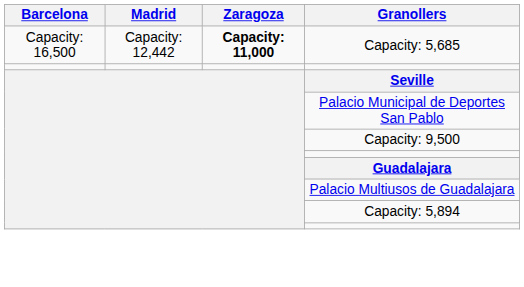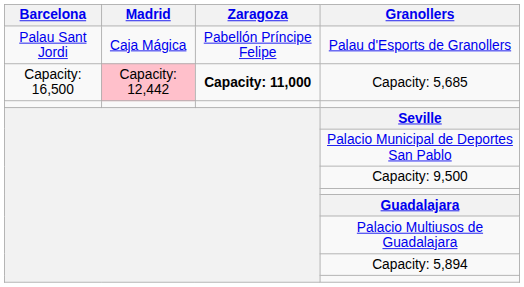+ row: (53, 44)
(154, 44) no background -> (148, 82) pink background
